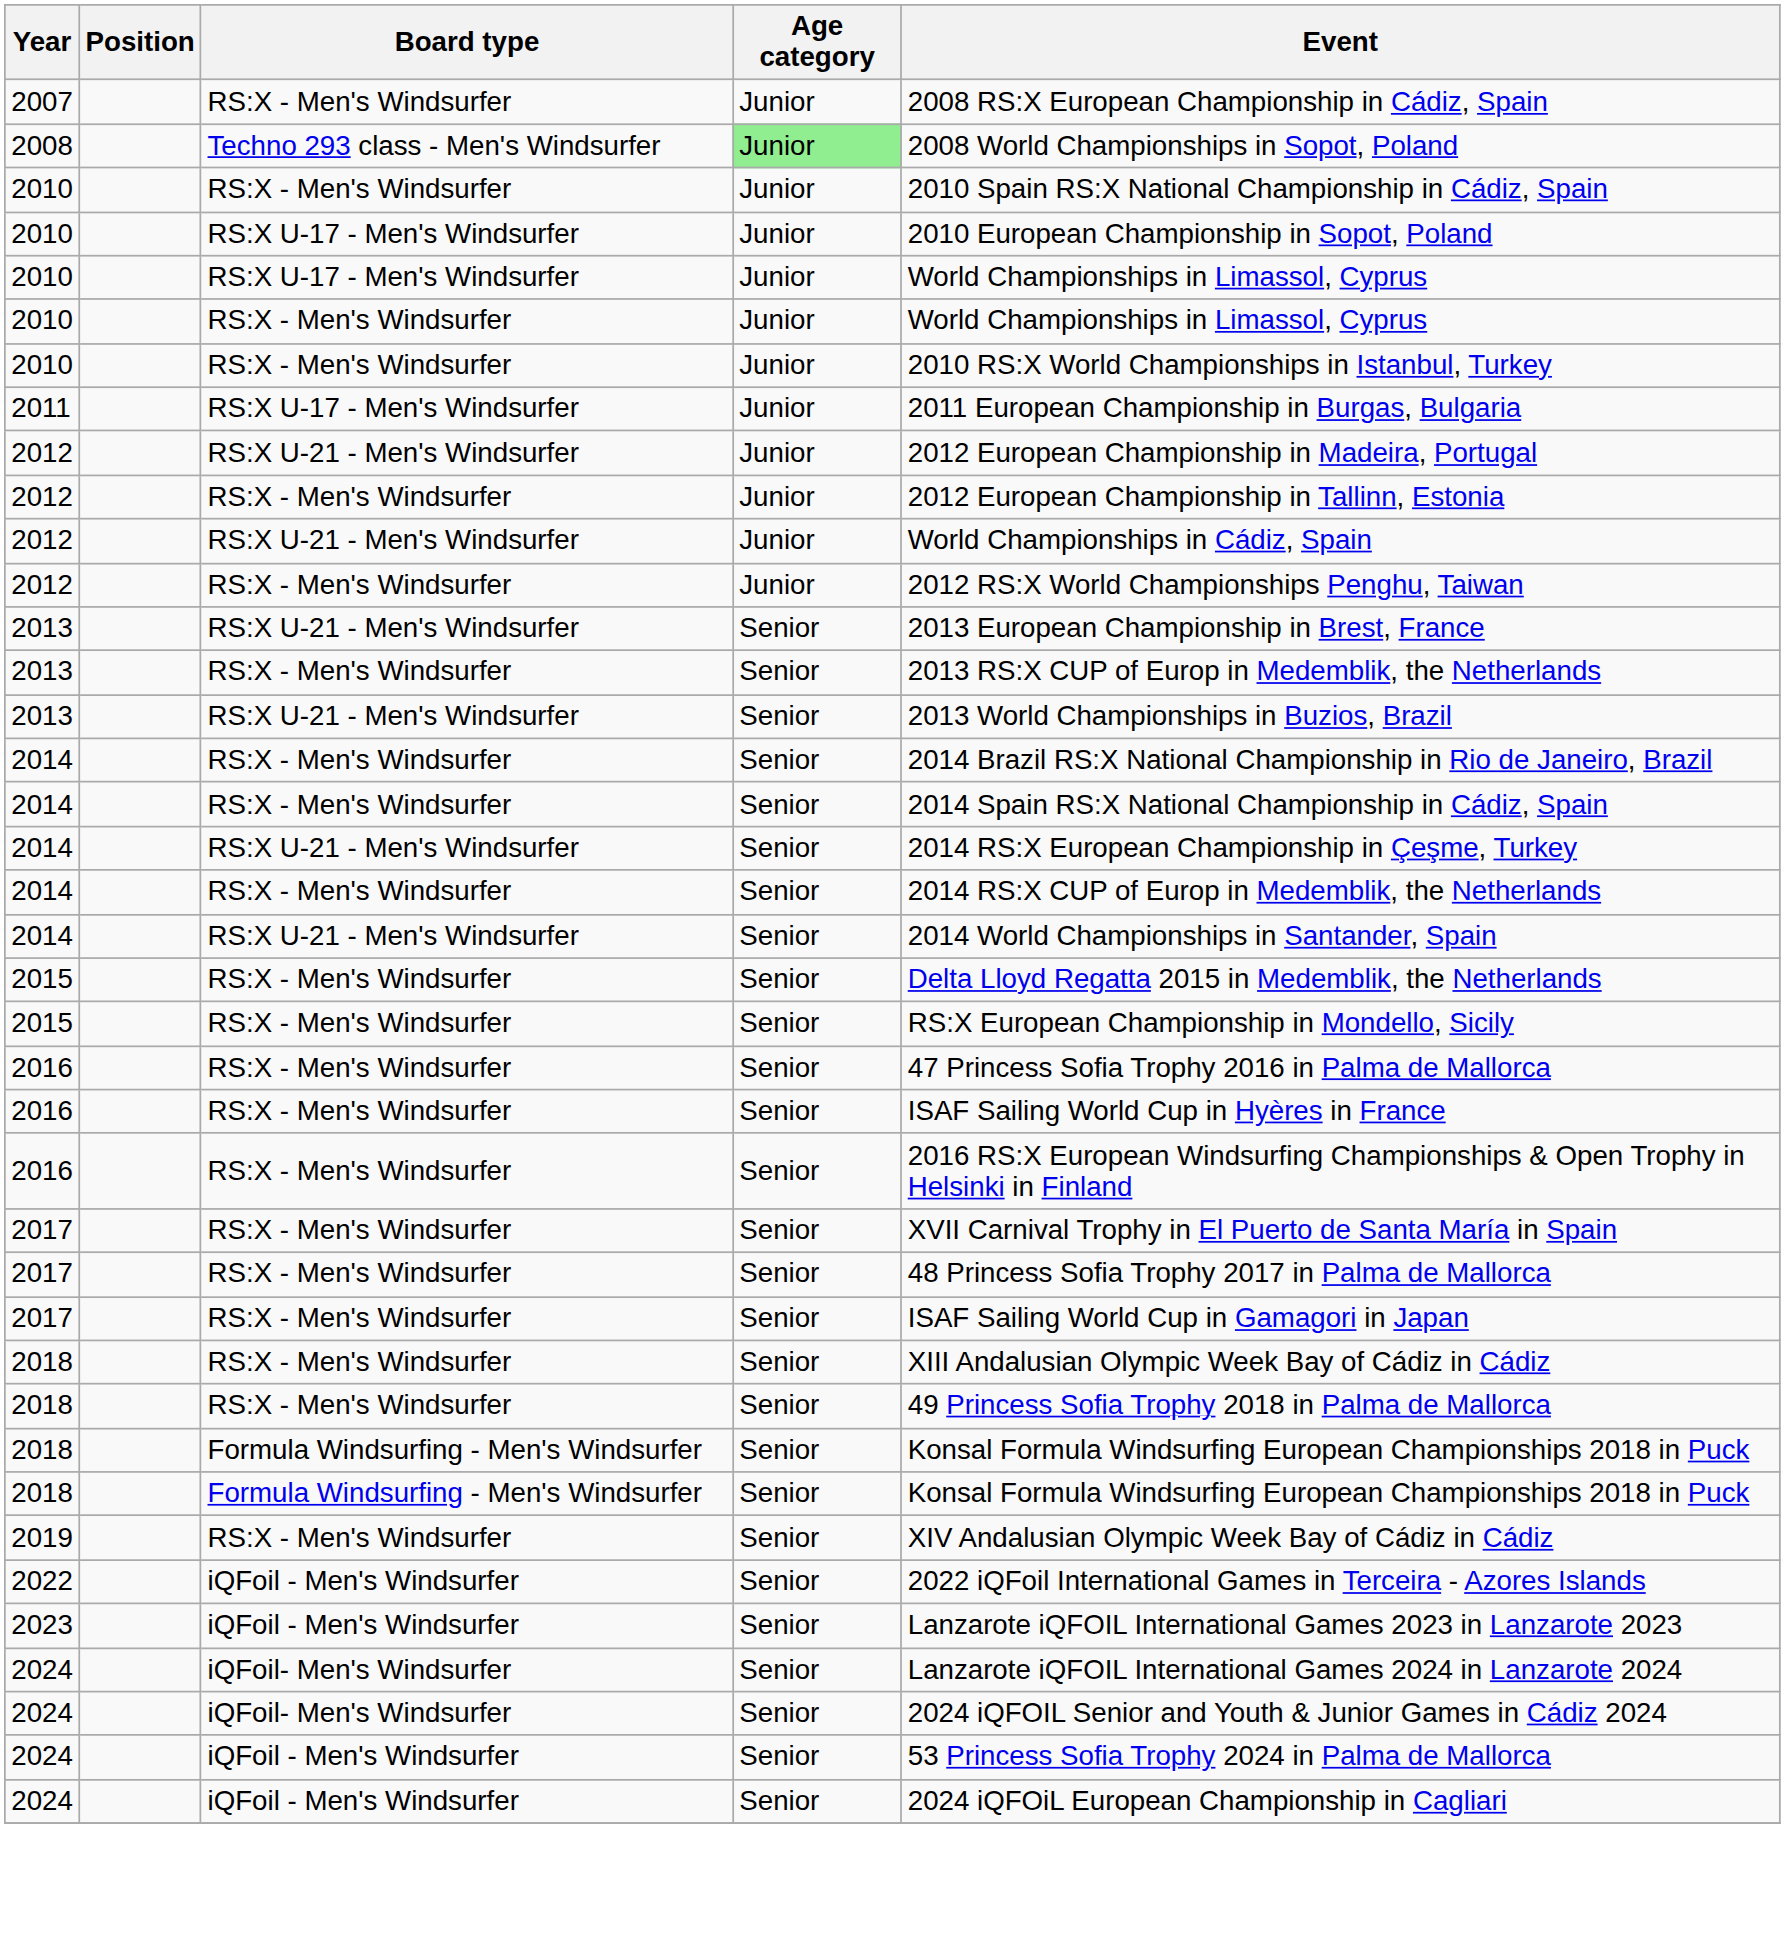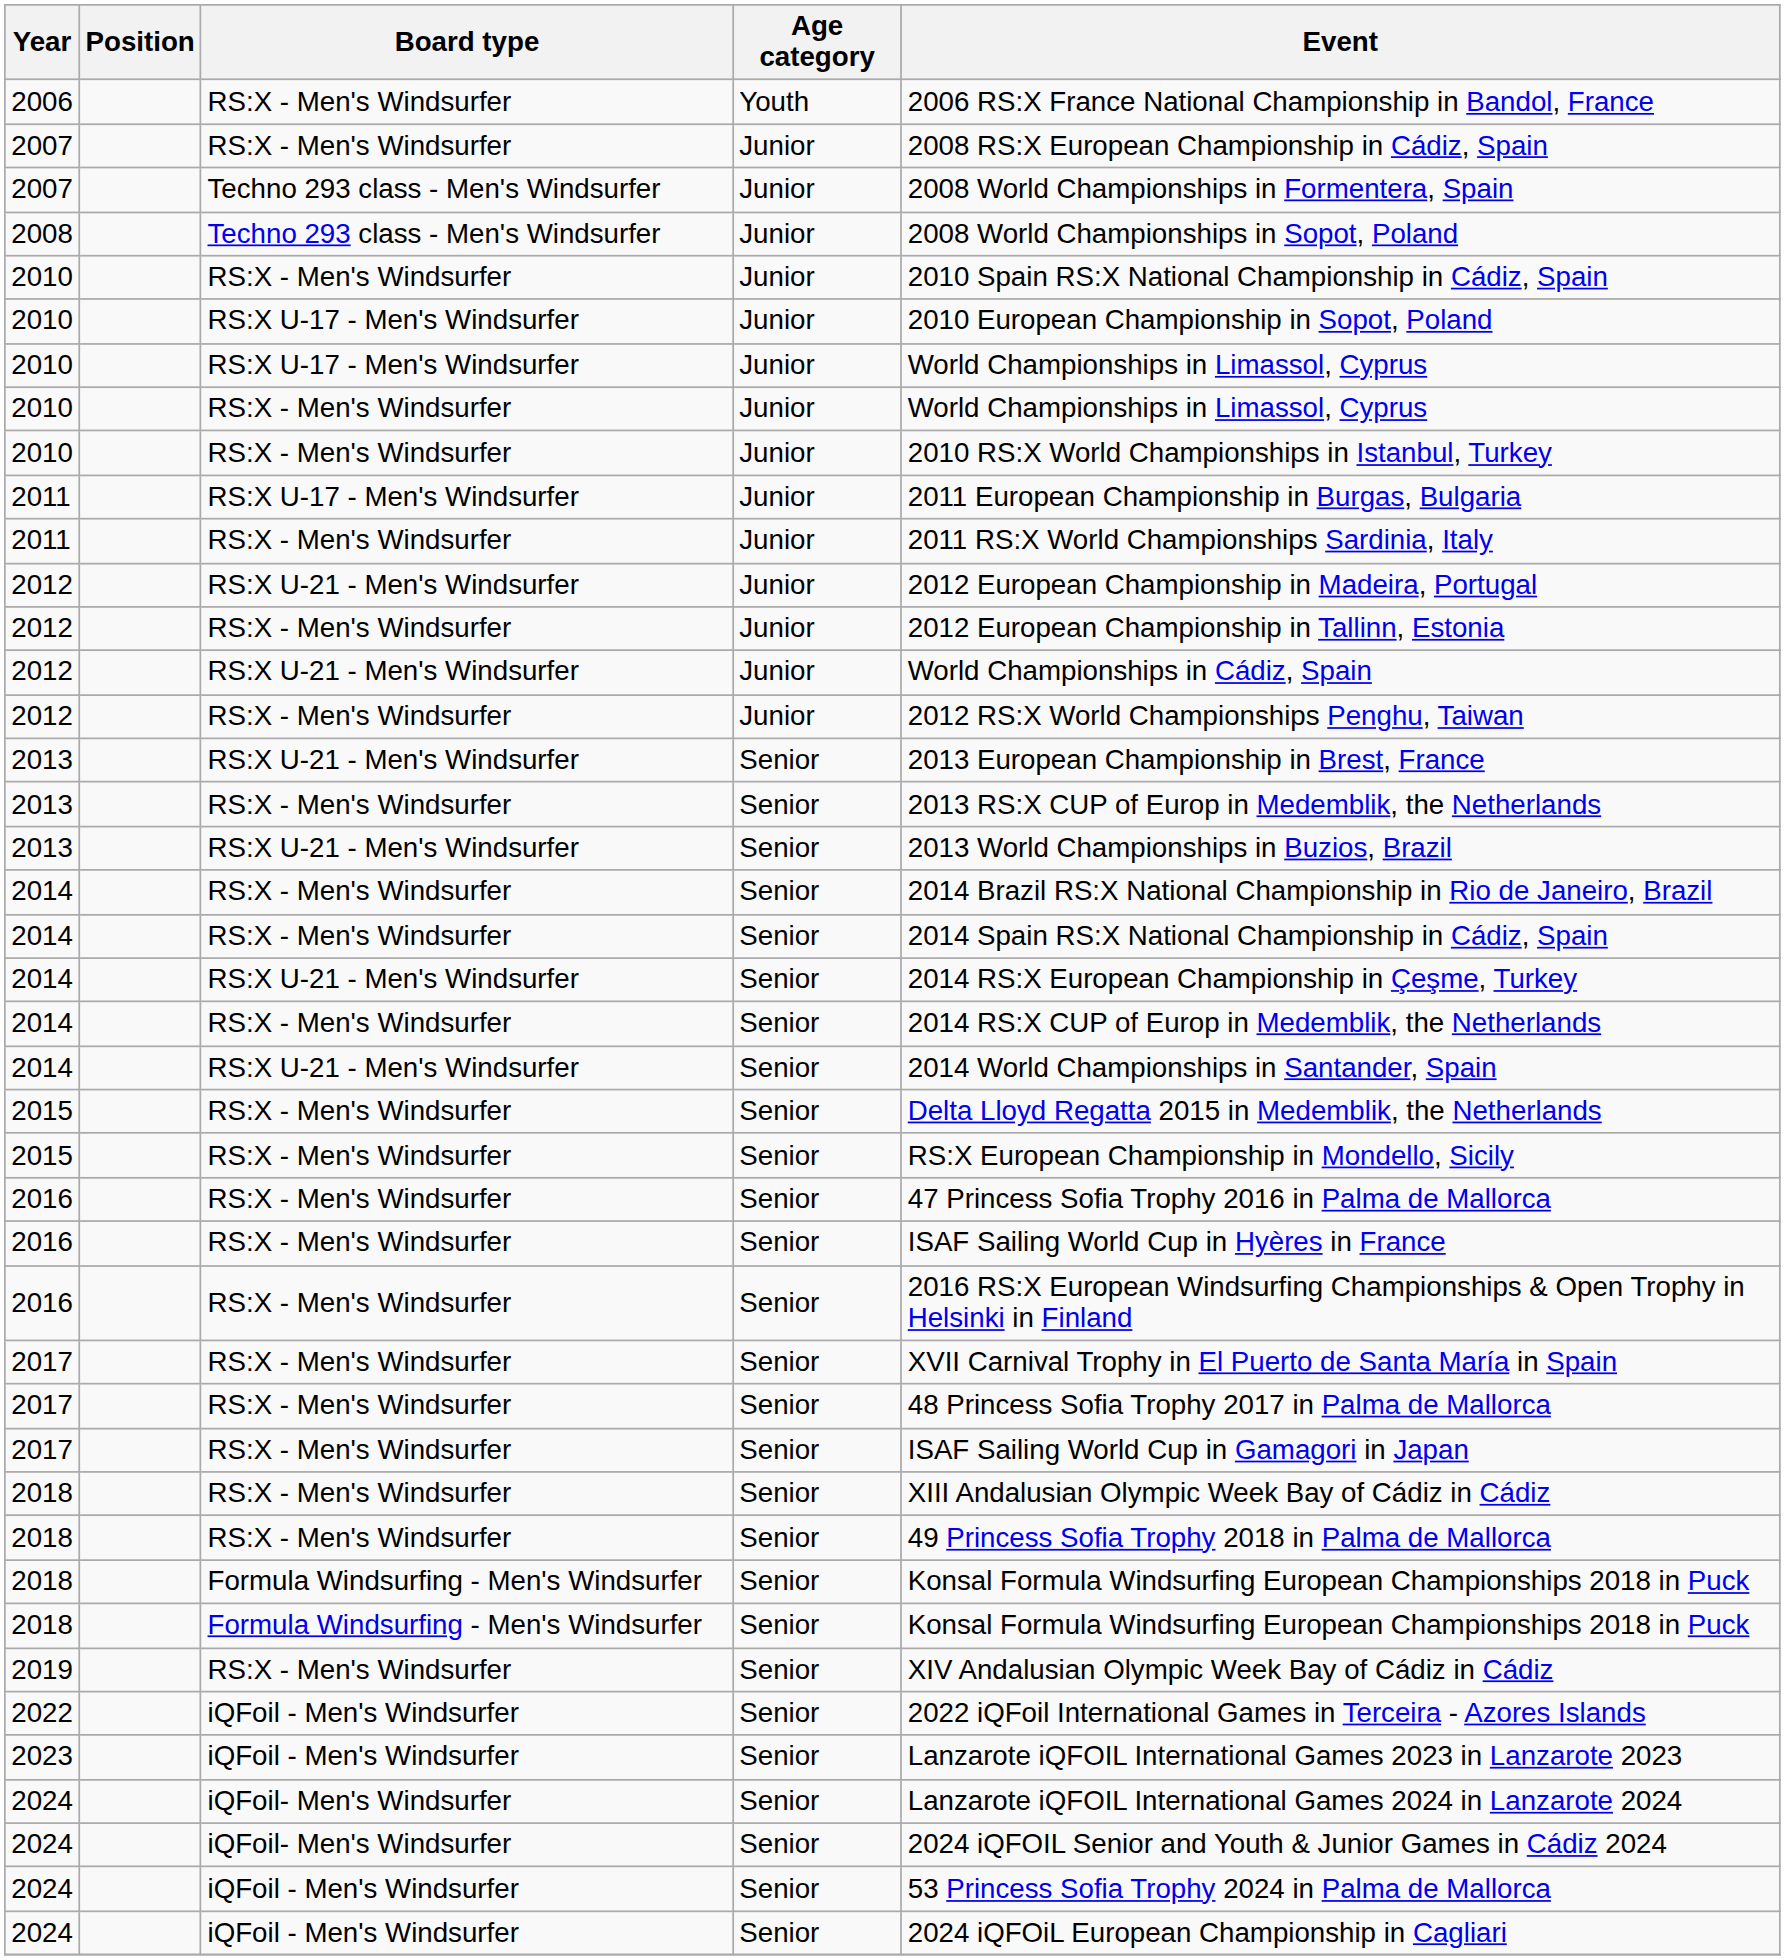+ row: (42, 101)
+ row: (42, 189)
(777, 145) lightgreen background -> (777, 233) no background
+ row: (41, 540)
